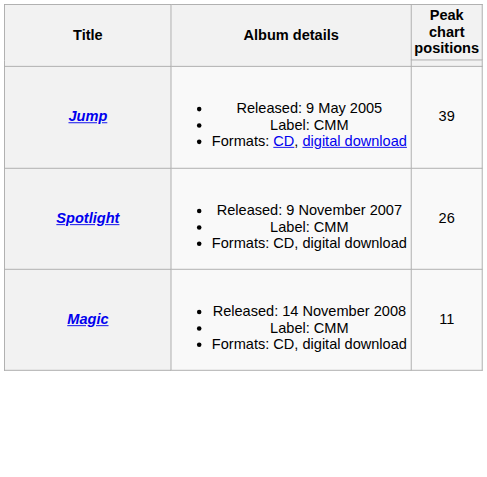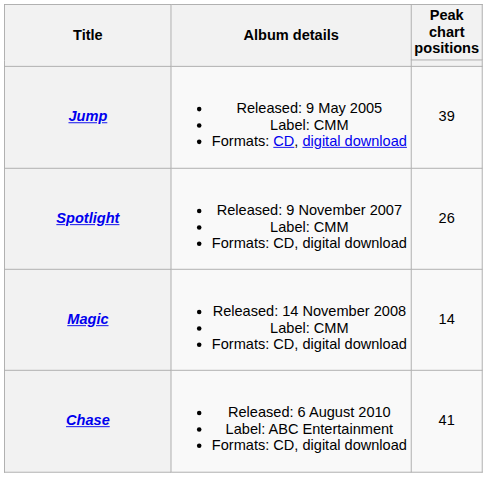(447, 319) 11 -> (447, 319) 14
+ row: (88, 421)
